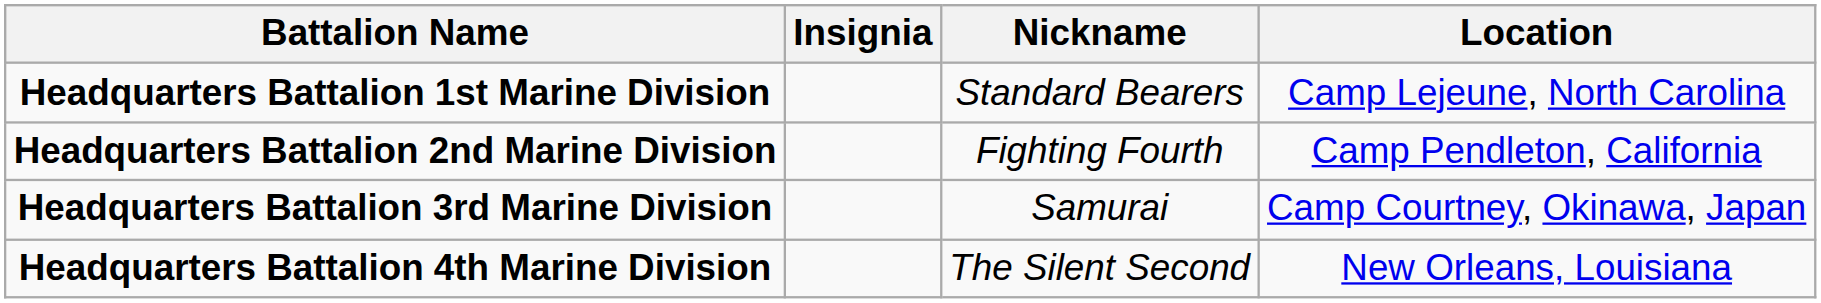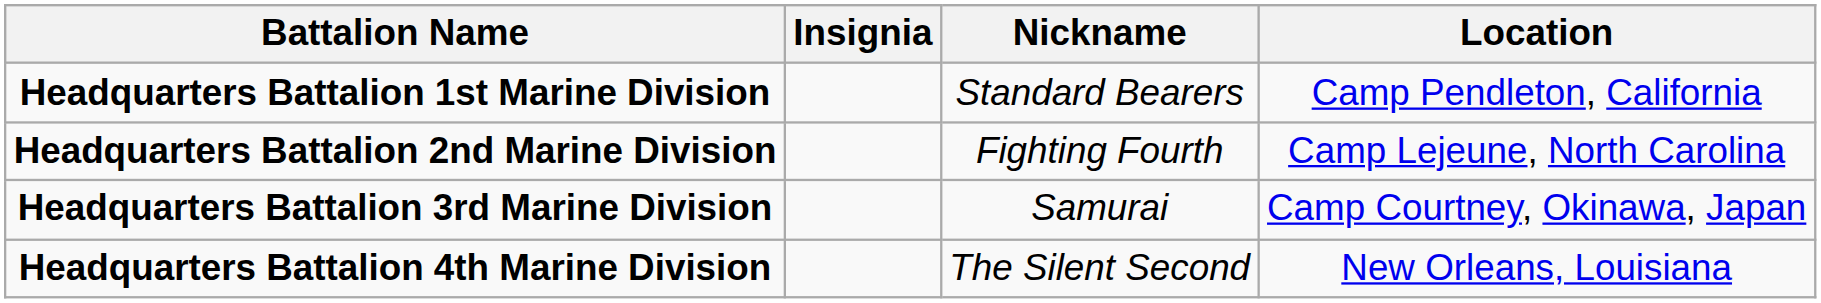(1537, 92) Camp Lejeune, North Carolina -> (1537, 92) Camp Pendleton, California
(1537, 150) Camp Pendleton, California -> (1537, 150) Camp Lejeune, North Carolina
